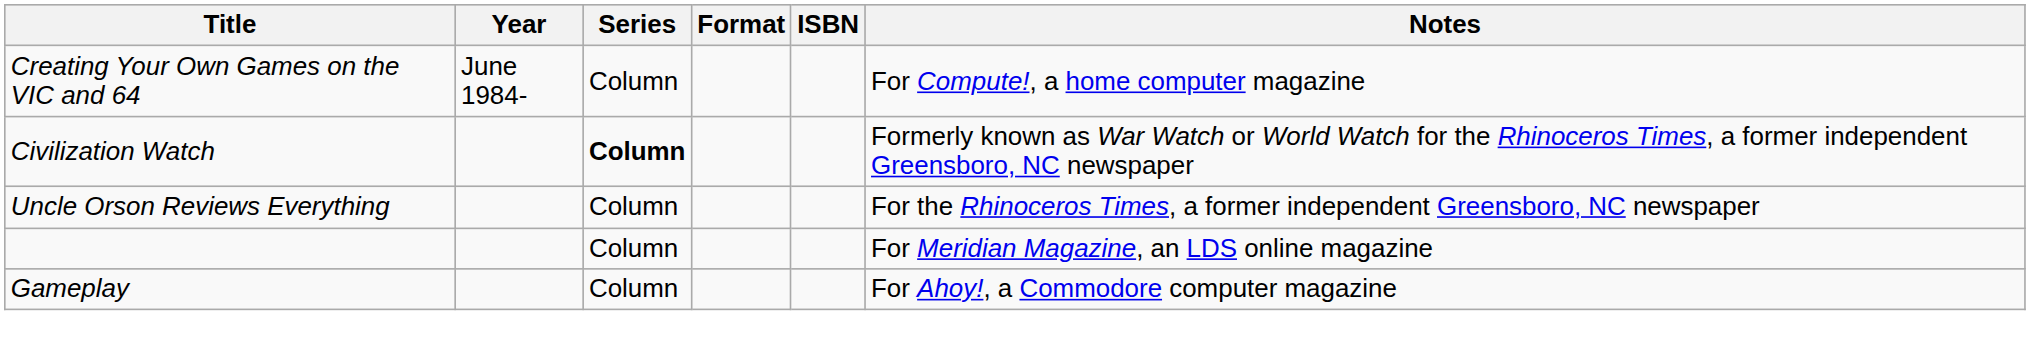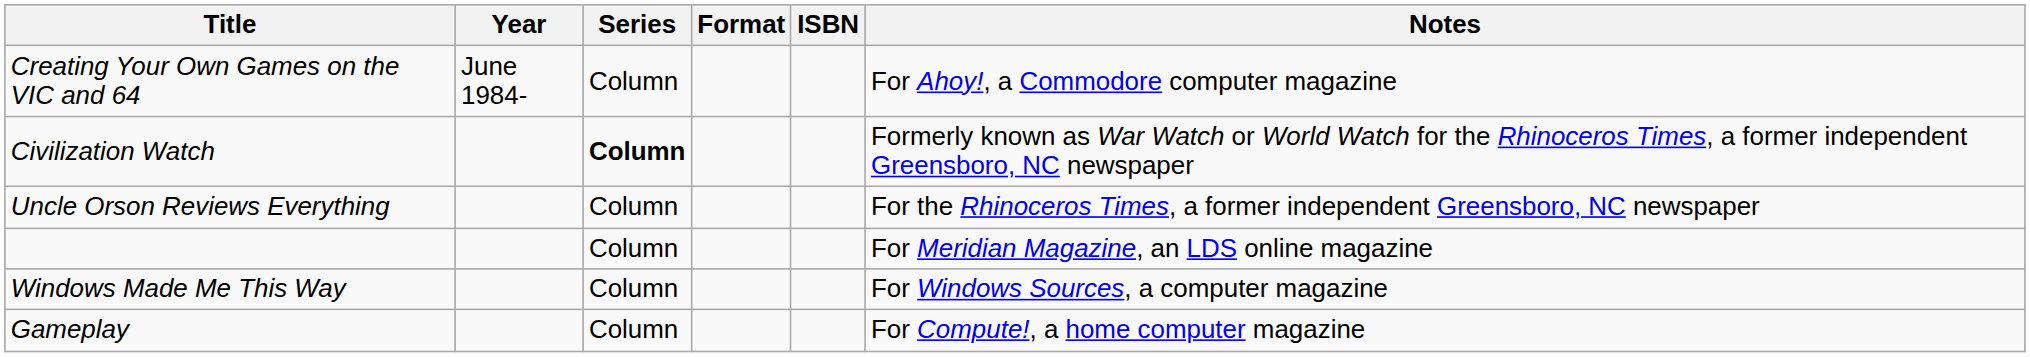(1118, 80) For Compute!, a home computer magazine -> (1134, 80) For Ahoy!, a Commodore computer magazine
+ row: (178, 288)
(1134, 288) For Ahoy!, a Commodore computer magazine -> (1118, 330) For Compute!, a home computer magazine
